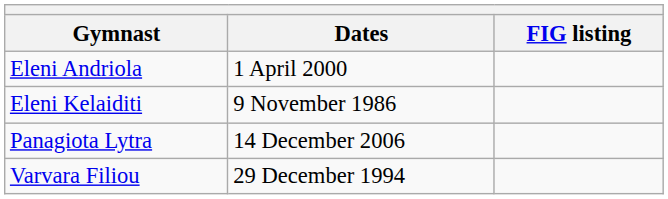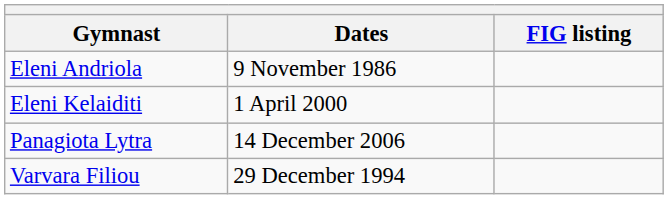(290, 68) 1 April 2000 -> (315, 68) 9 November 1986
(315, 104) 9 November 1986 -> (290, 104) 1 April 2000
